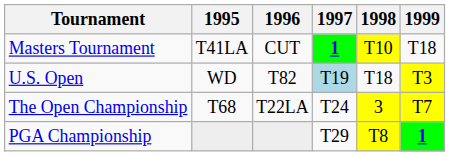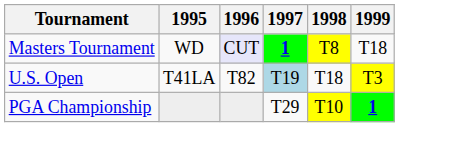(222, 48) T41LA -> (189, 48) WD
(282, 48) no background -> (241, 48) lavender background
(378, 48) T10 -> (329, 48) T8
(222, 77) WD -> (189, 77) T41LA
- row: (98, 107)
(378, 136) T8 -> (329, 107) T10
